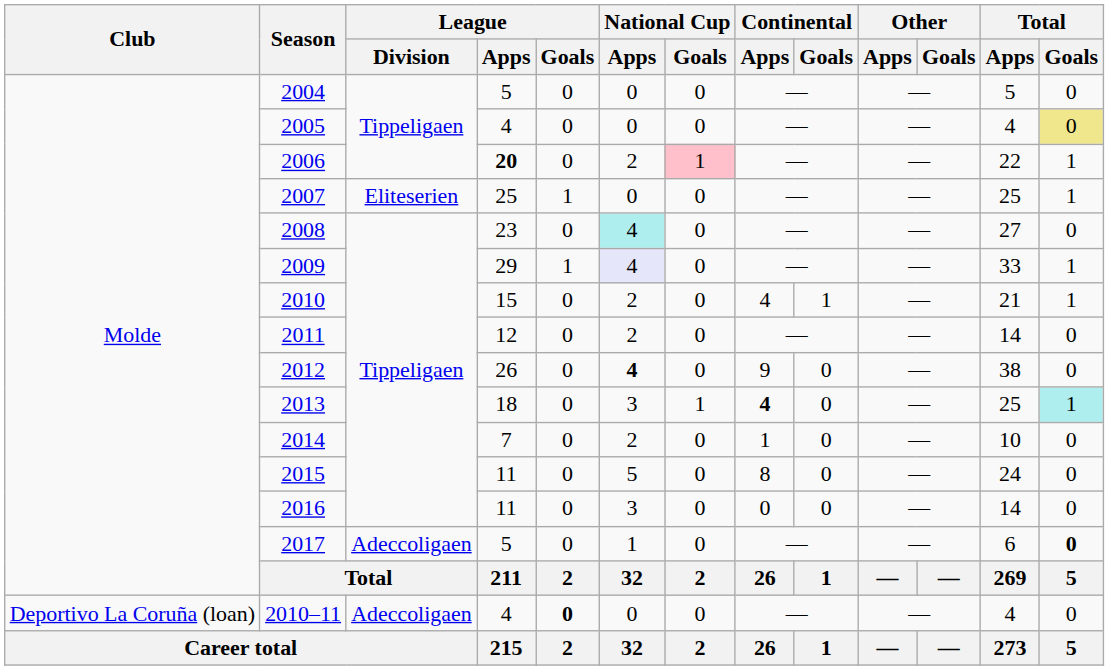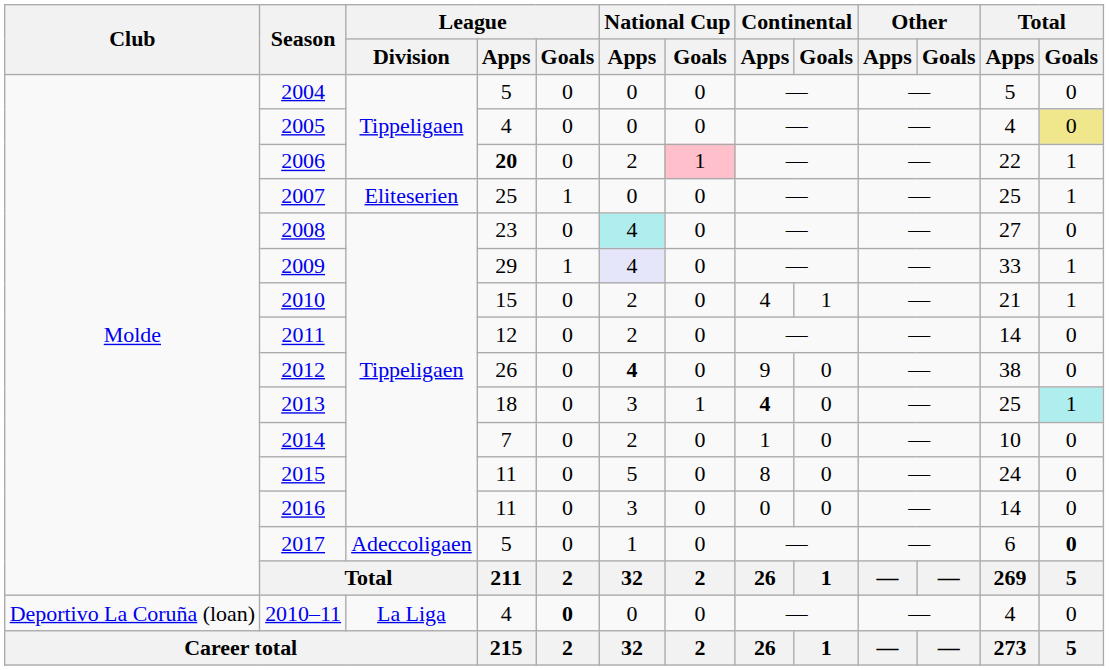(411, 612) Adeccoligaen -> (411, 612) La Liga
